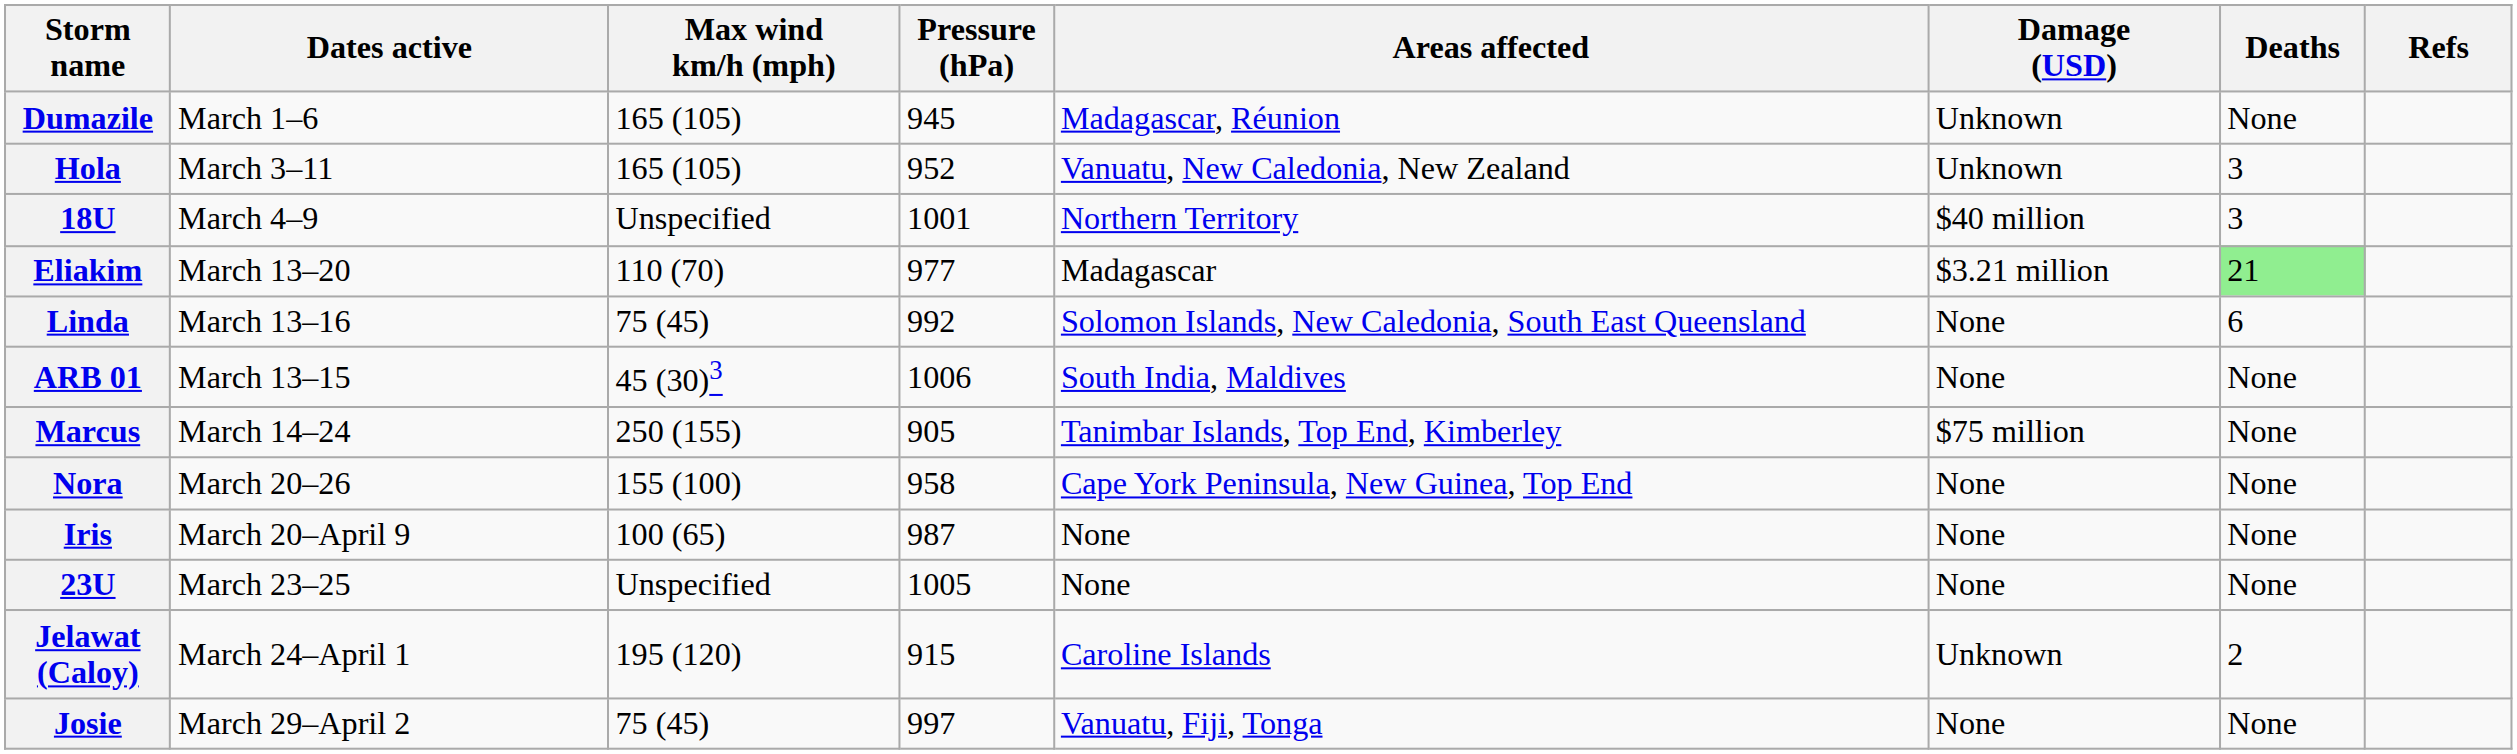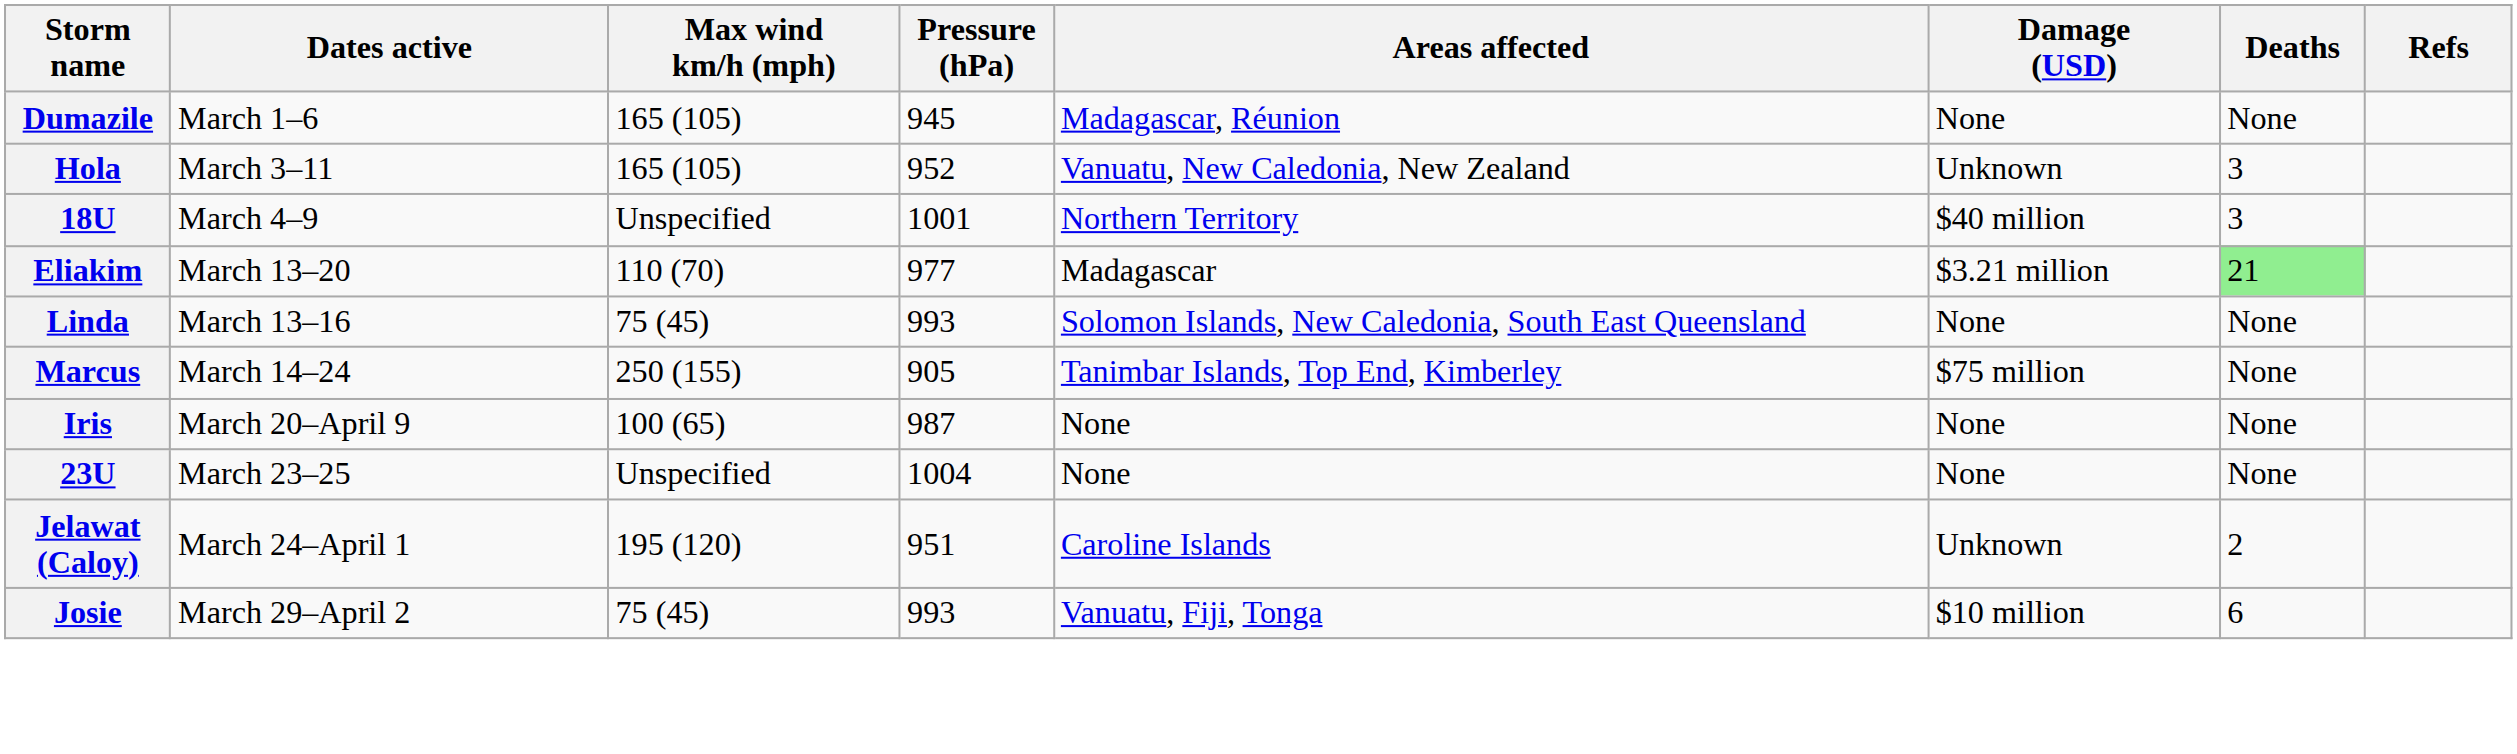(1999, 117) Unknown -> (1971, 117) None
(931, 321) 992 -> (931, 321) 993
(2235, 321) 6 -> (2262, 321) None
- row: (88, 376)
- row: (88, 482)
(939, 584) 1005 -> (939, 474) 1004
(931, 654) 915 -> (931, 543) 951
(931, 723) 997 -> (931, 612) 993
(1971, 723) None -> (2010, 612) $10 million
(2262, 723) None -> (2235, 612) 6
